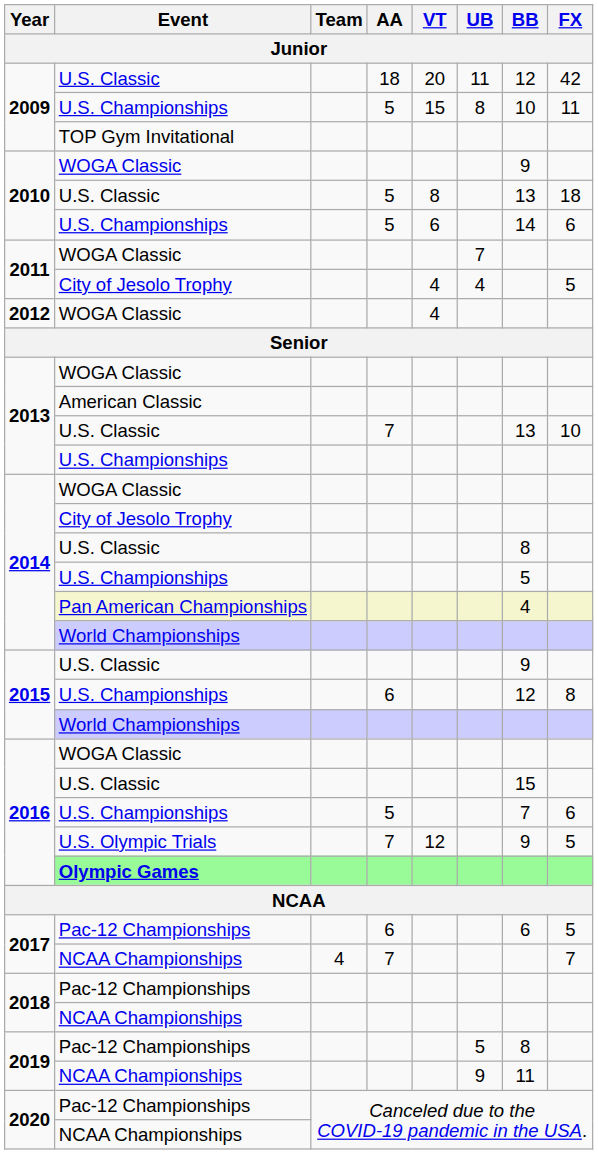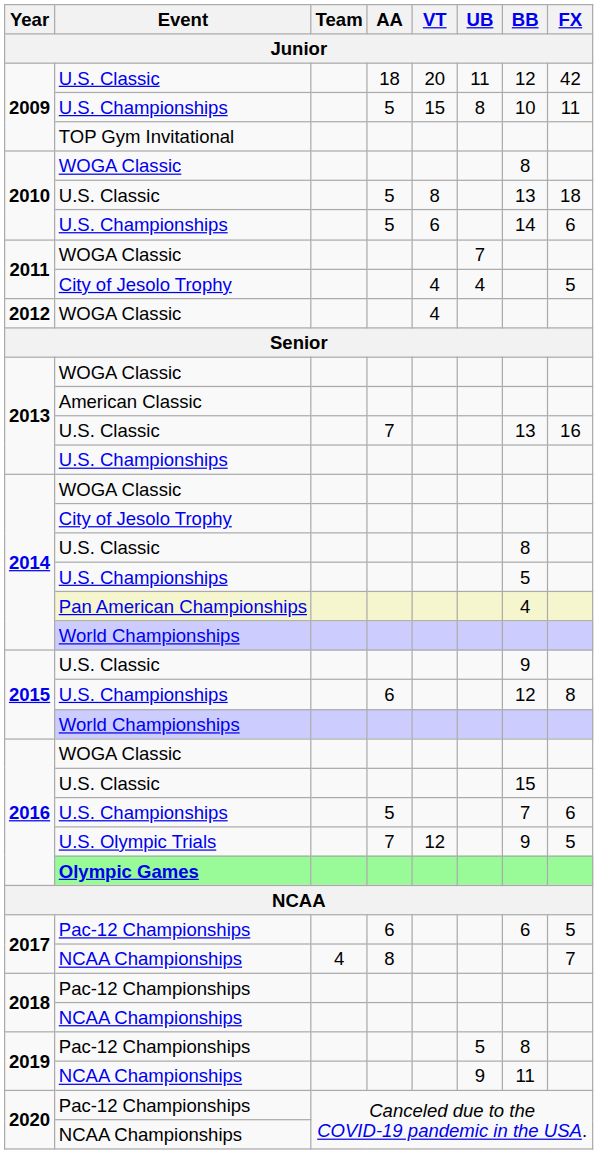(525, 166) 9 -> (525, 166) 8
(570, 430) 10 -> (570, 430) 16
(390, 959) 7 -> (390, 959) 8
